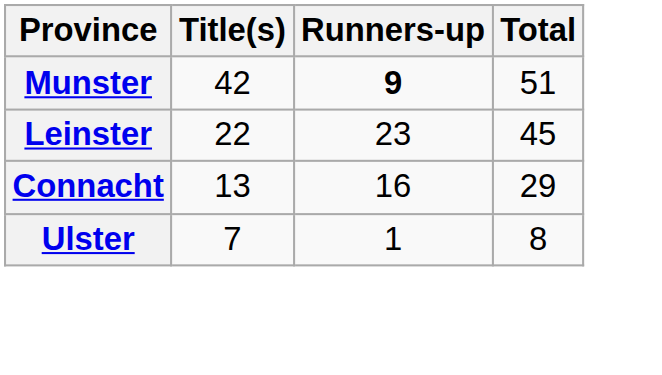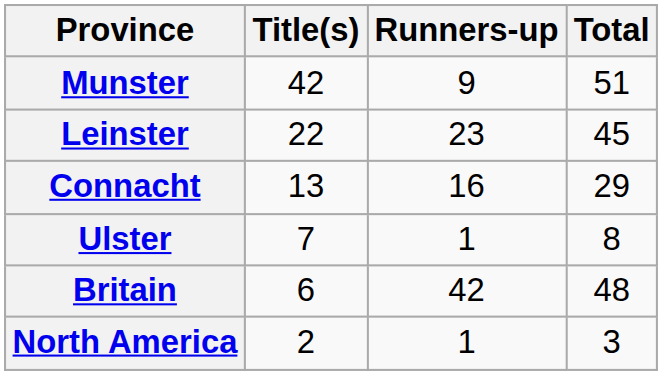(393, 82) bold -> (467, 82) normal
+ row: (125, 290)
+ row: (125, 342)
